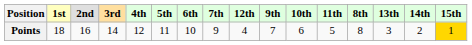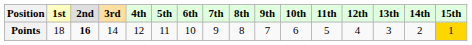columns swapped: (360, 13) <-> (244, 13)
(85, 31) normal -> (85, 31) bold
